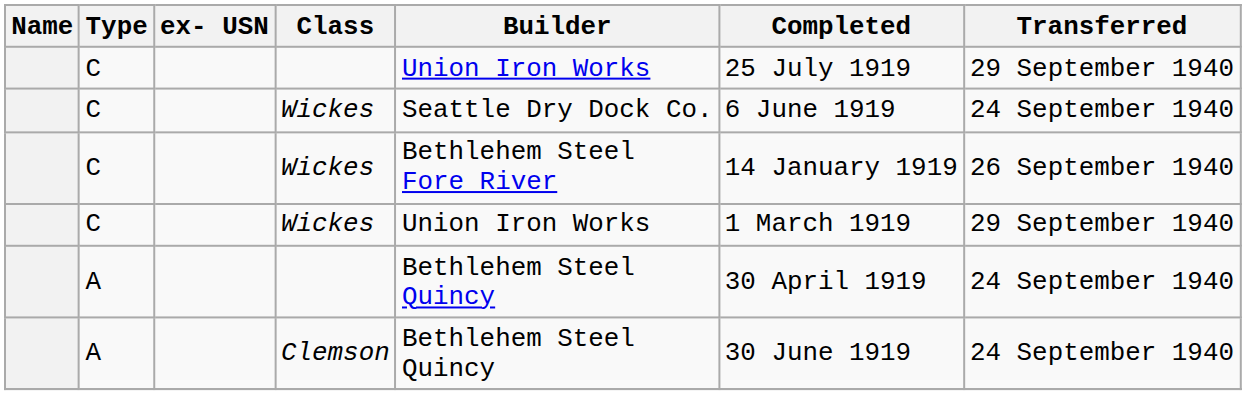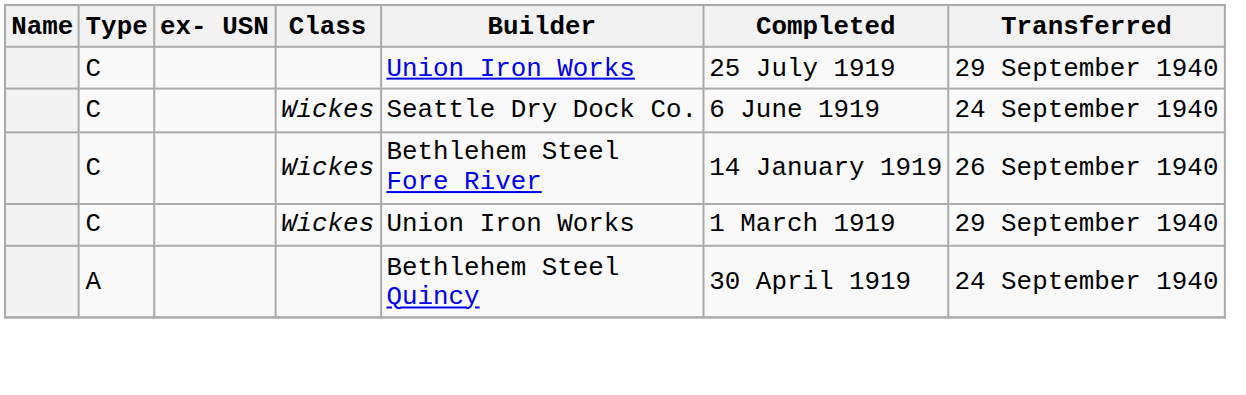- row: (93, 354)
